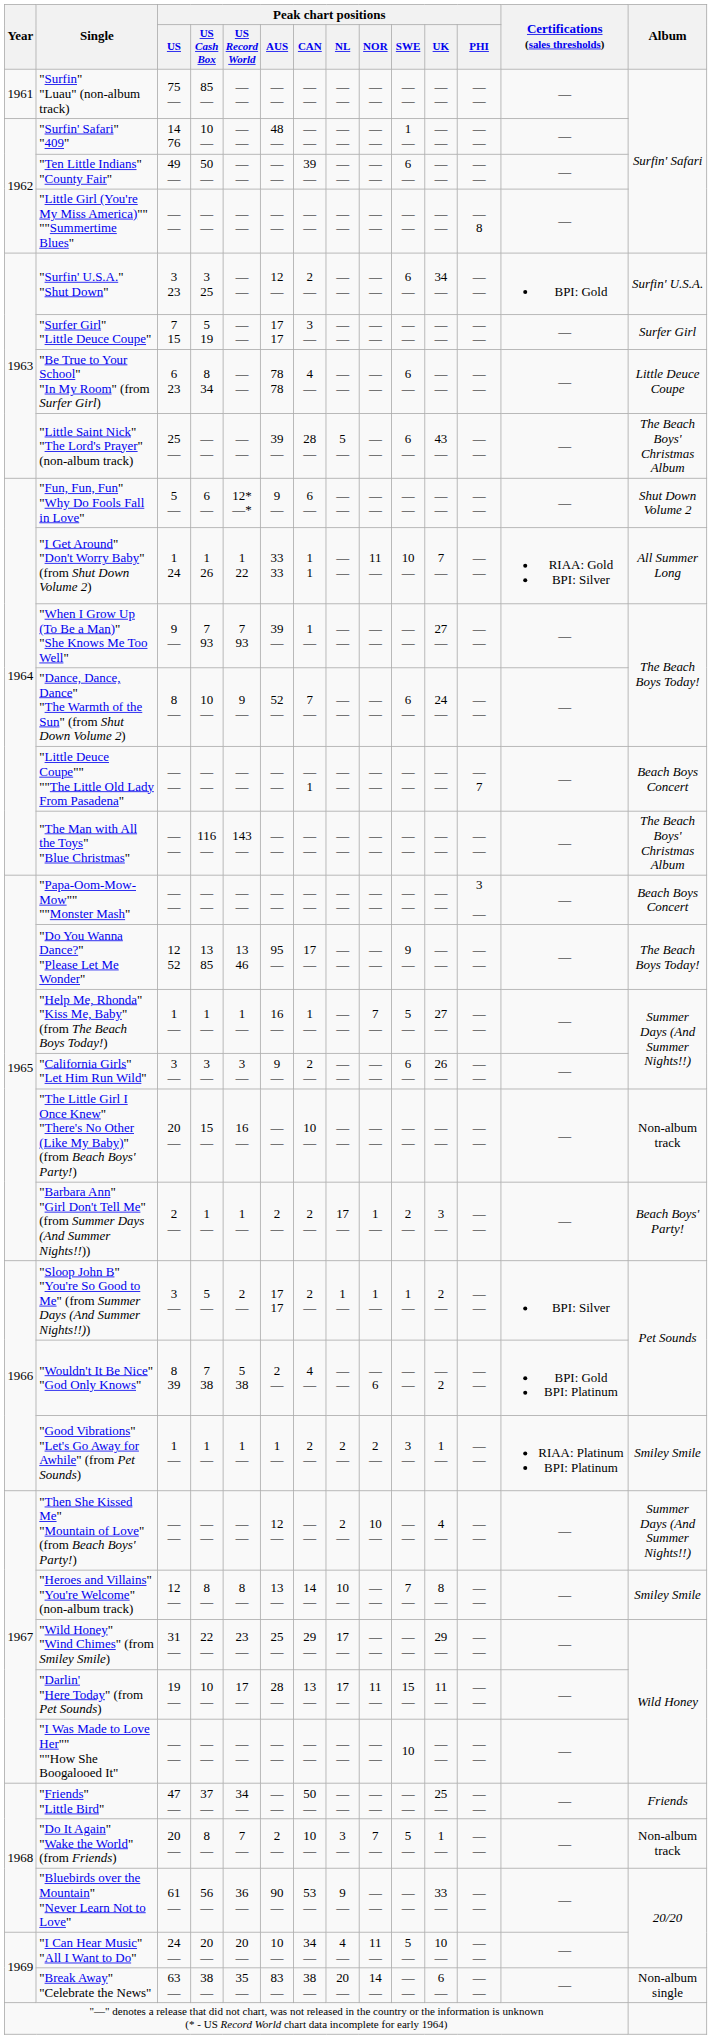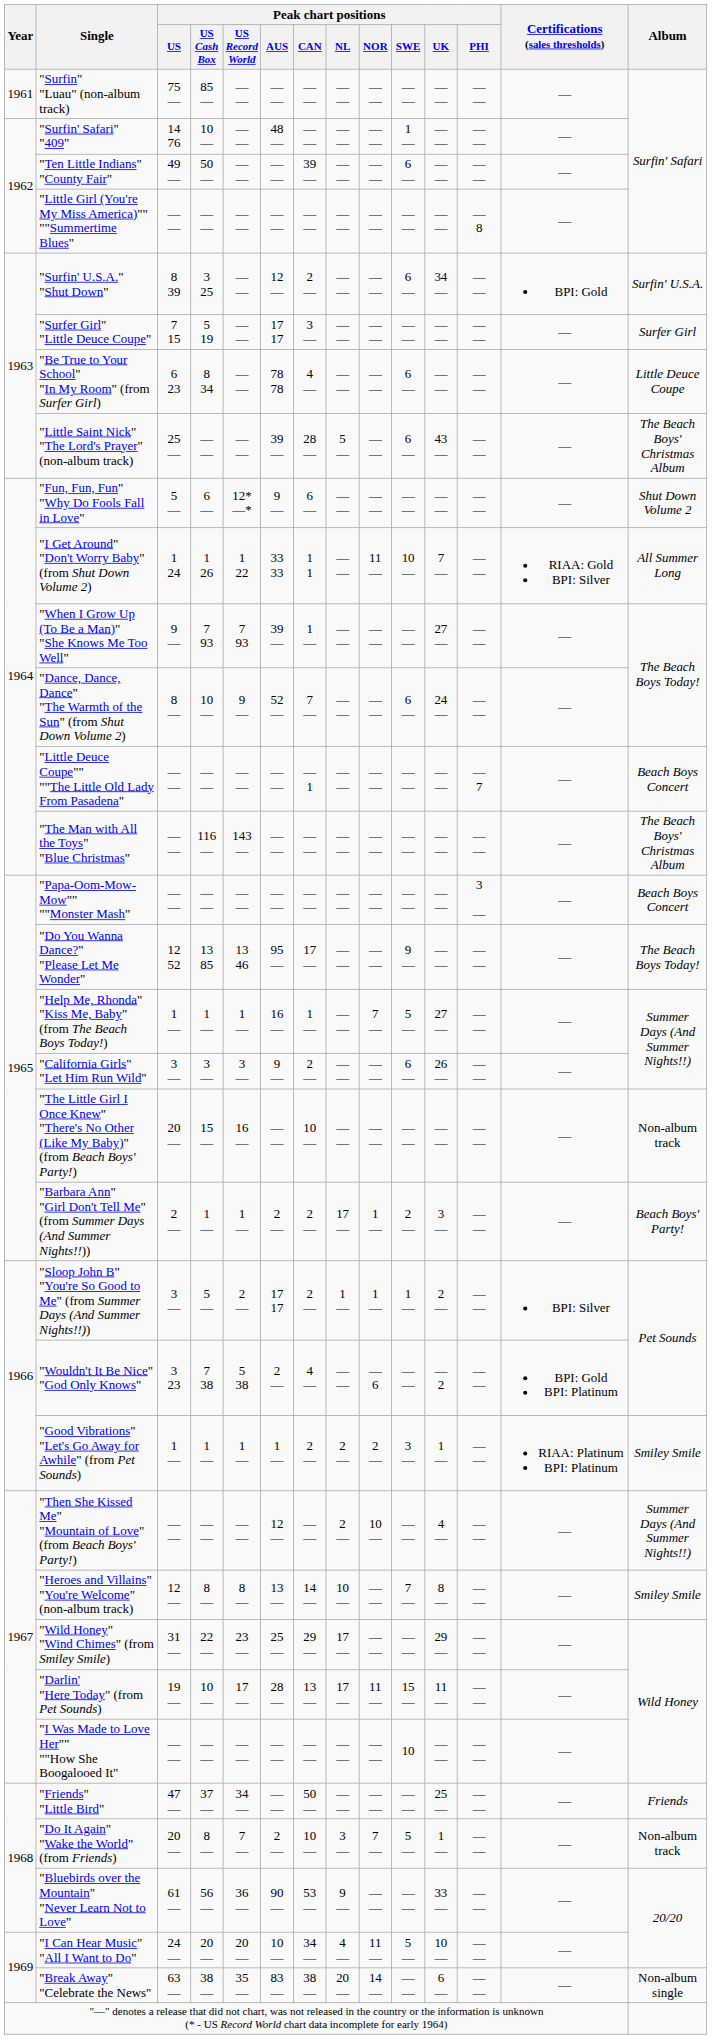(174, 283) 3 23 -> (174, 283) 8 39
(174, 1377) 8 39 -> (174, 1377) 3 23
